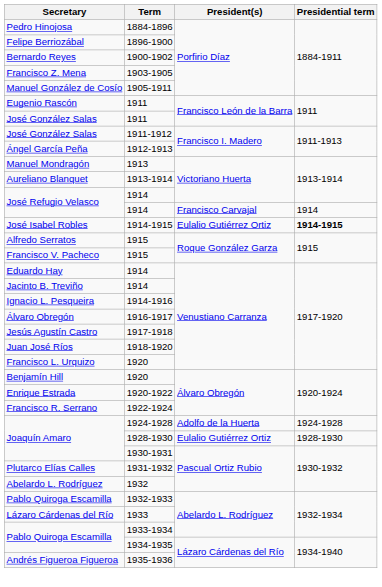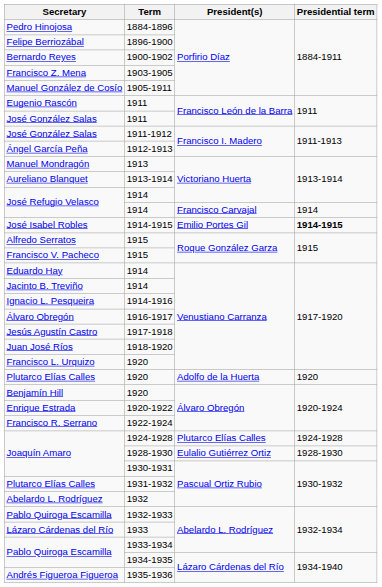(224, 225) Eulalio Gutiérrez Ortiz -> (213, 225) Emilio Portes Gil
+ row: (51, 377)
(218, 423) Adolfo de la Huerta -> (221, 438) Plutarco Elías Calles
